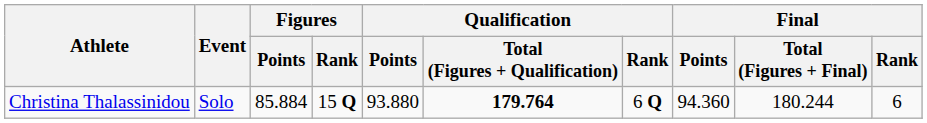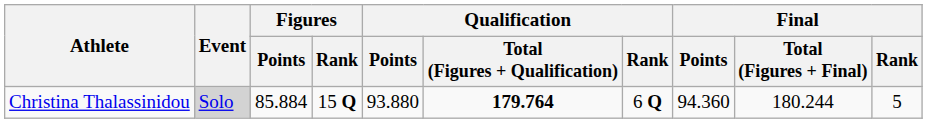(216, 102) no background -> (216, 102) lightgrey background
(897, 102) 6 -> (897, 102) 5
